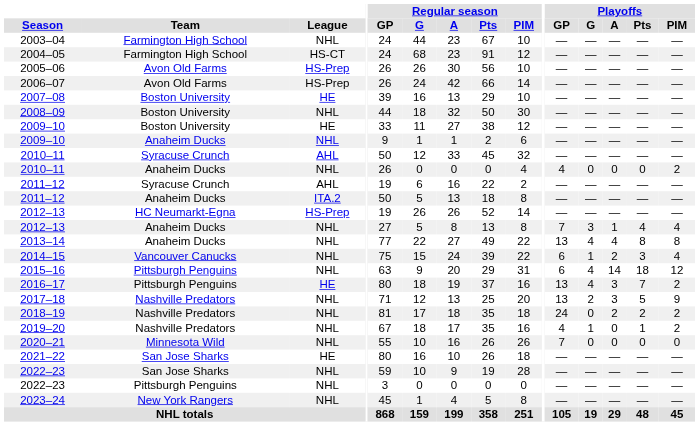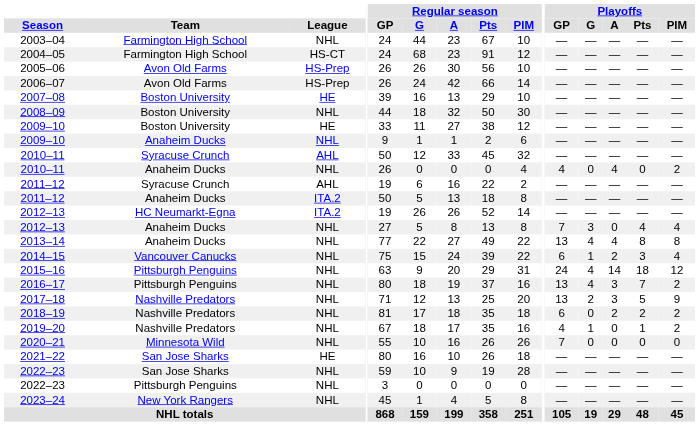(614, 169) 0 -> (614, 169) 4
(327, 212) HS-Prep -> (327, 212) ITA.2
(614, 227) 1 -> (614, 227) 0
(562, 270) 6 -> (562, 270) 24
(327, 284) HE -> (327, 284) NHL
(562, 313) 24 -> (562, 313) 6
